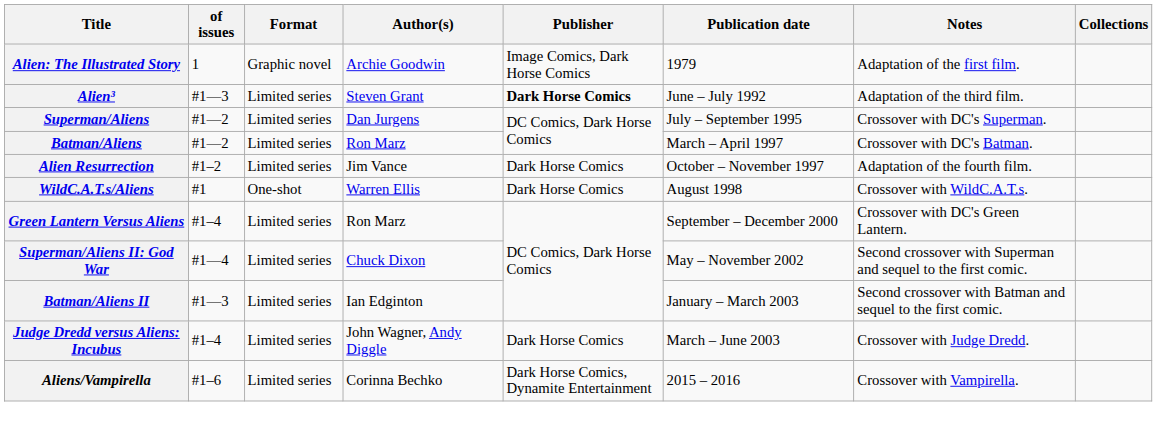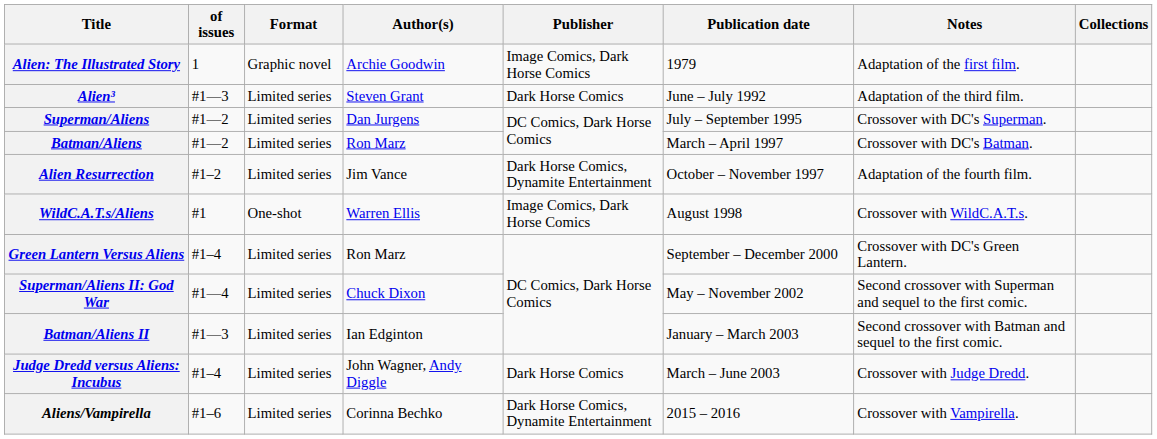(569, 95) bold -> (565, 95) normal
(565, 166) Dark Horse Comics -> (579, 174) Dark Horse Comics, Dynamite Entertainment
(565, 189) Dark Horse Comics -> (568, 214) Image Comics, Dark Horse Comics
